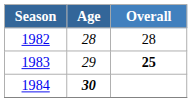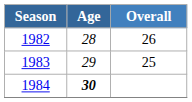(149, 39) 28 -> (149, 39) 26
(149, 62) bold -> (149, 62) normal
